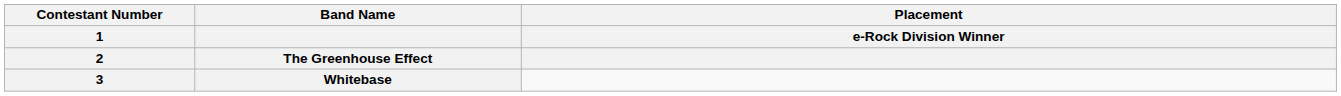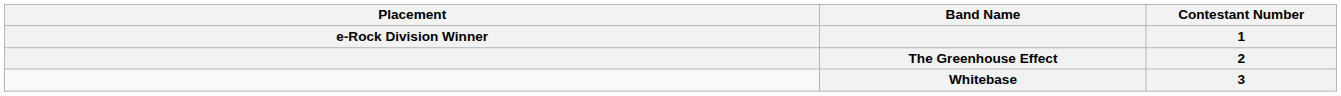columns swapped: (100, 58) <-> (929, 58)
